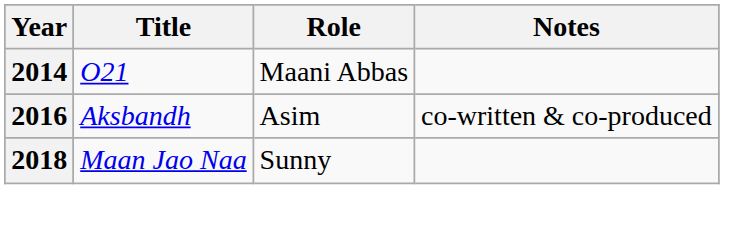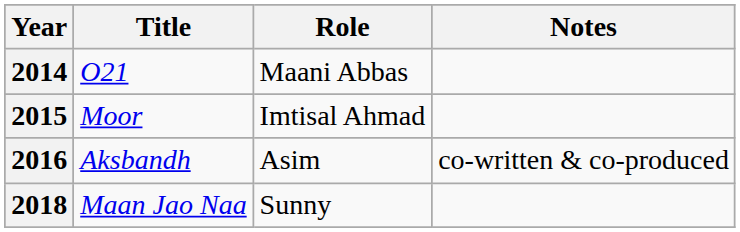+ row: (39, 115)
